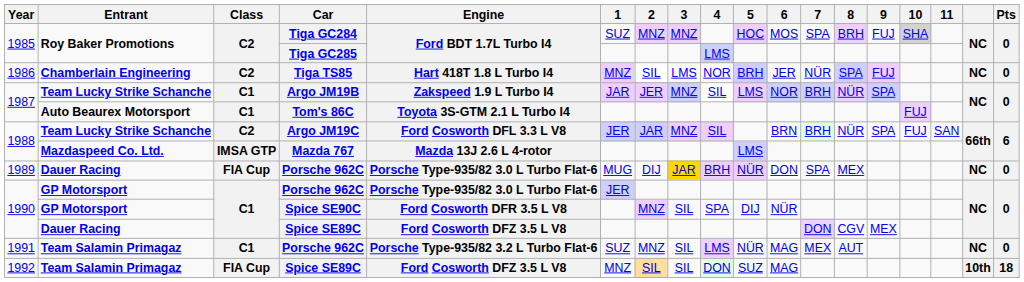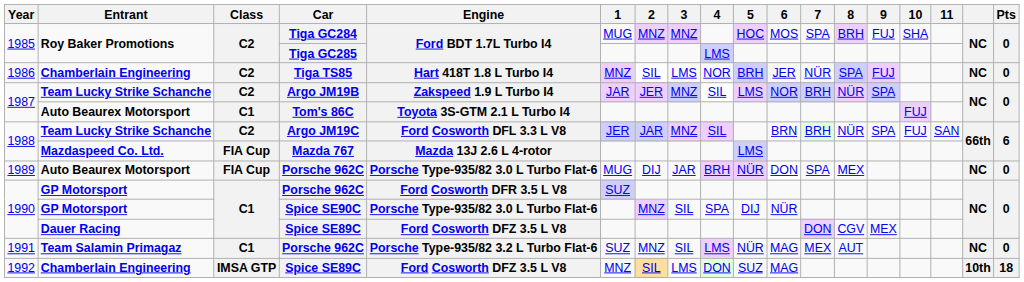(618, 33) SUZ -> (618, 33) MUG
(915, 33) lightgrey background -> (915, 33) no background
(247, 92) C1 -> (247, 92) C2
(247, 150) IMSA GTP -> (247, 150) FIA Cup
(81, 170) Dauer Racing -> (115, 170) Auto Beaurex Motorsport
(684, 170) gold background -> (684, 170) no background
(484, 189) Porsche Type-935/82 3.0 L Turbo Flat-6 -> (484, 189) Ford Cosworth DFR 3.5 L V8
(618, 189) JER -> (618, 189) SUZ
(484, 209) Ford Cosworth DFR 3.5 L V8 -> (484, 209) Porsche Type-935/82 3.0 L Turbo Flat-6
(111, 267) Team Salamin Primagaz -> (116, 267) Chamberlain Engineering
(247, 267) FIA Cup -> (247, 267) IMSA GTP
(684, 267) SIL -> (684, 267) LMS
